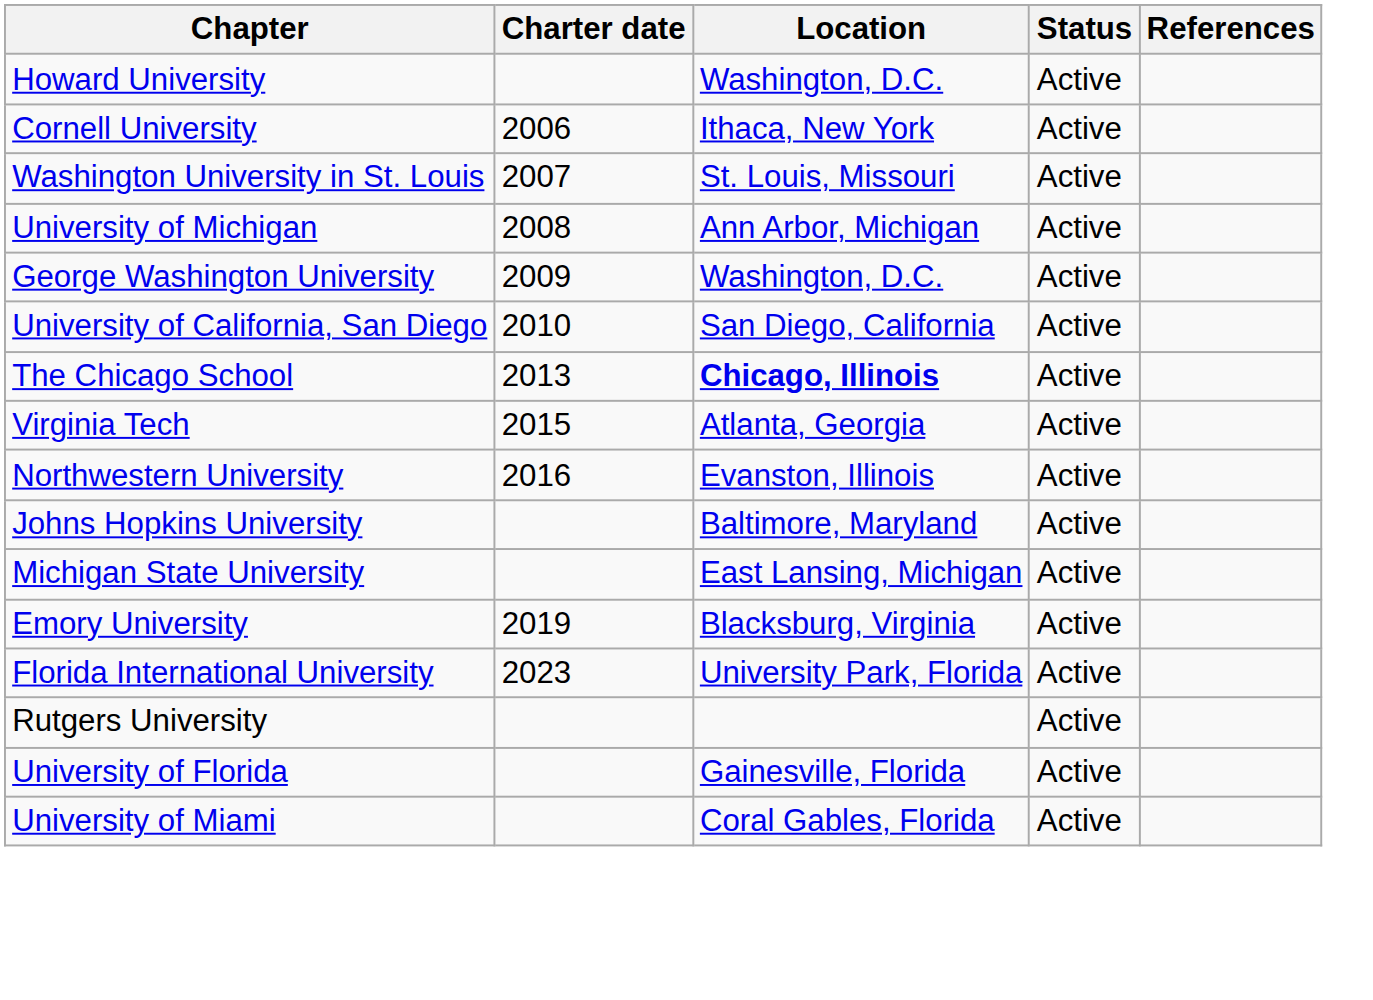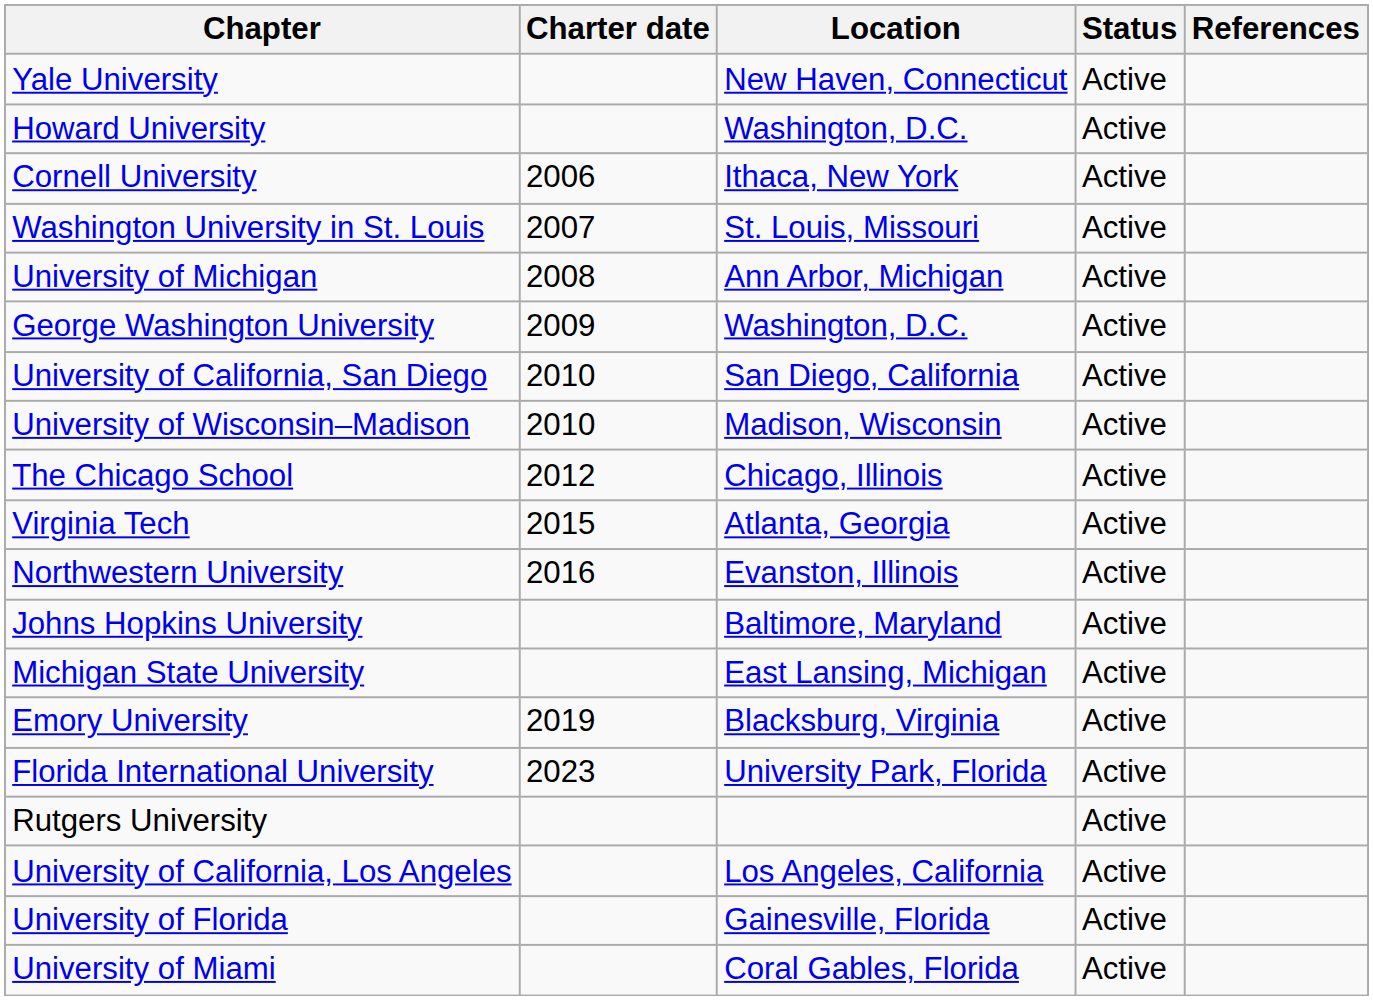+ row: (115, 78)
+ row: (241, 425)
(536, 375) 2013 -> (561, 474) 2012
(819, 375) bold -> (833, 474) normal
+ row: (262, 870)
